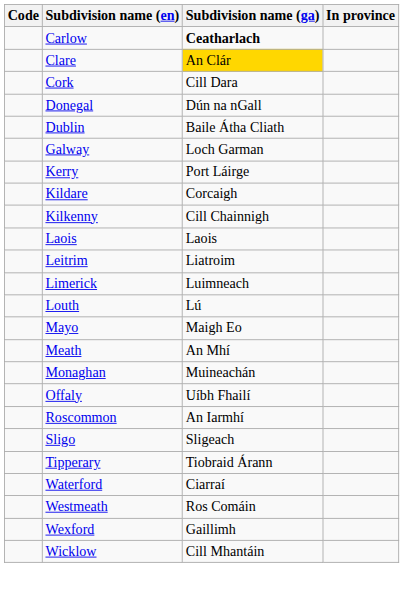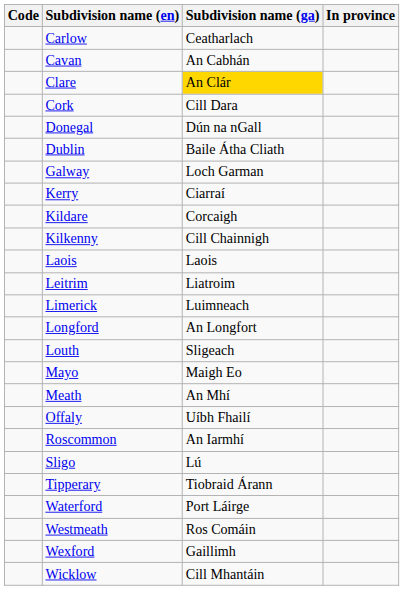(223, 37) bold -> (219, 37) normal
+ row: (63, 60)
(218, 171) Port Láirge -> (205, 194) Ciarraí
+ row: (72, 328)
(194, 305) Lú -> (210, 350) Sligeach
- row: (76, 372)
(210, 439) Sligeach -> (194, 462) Lú
(205, 484) Ciarraí -> (218, 506) Port Láirge
